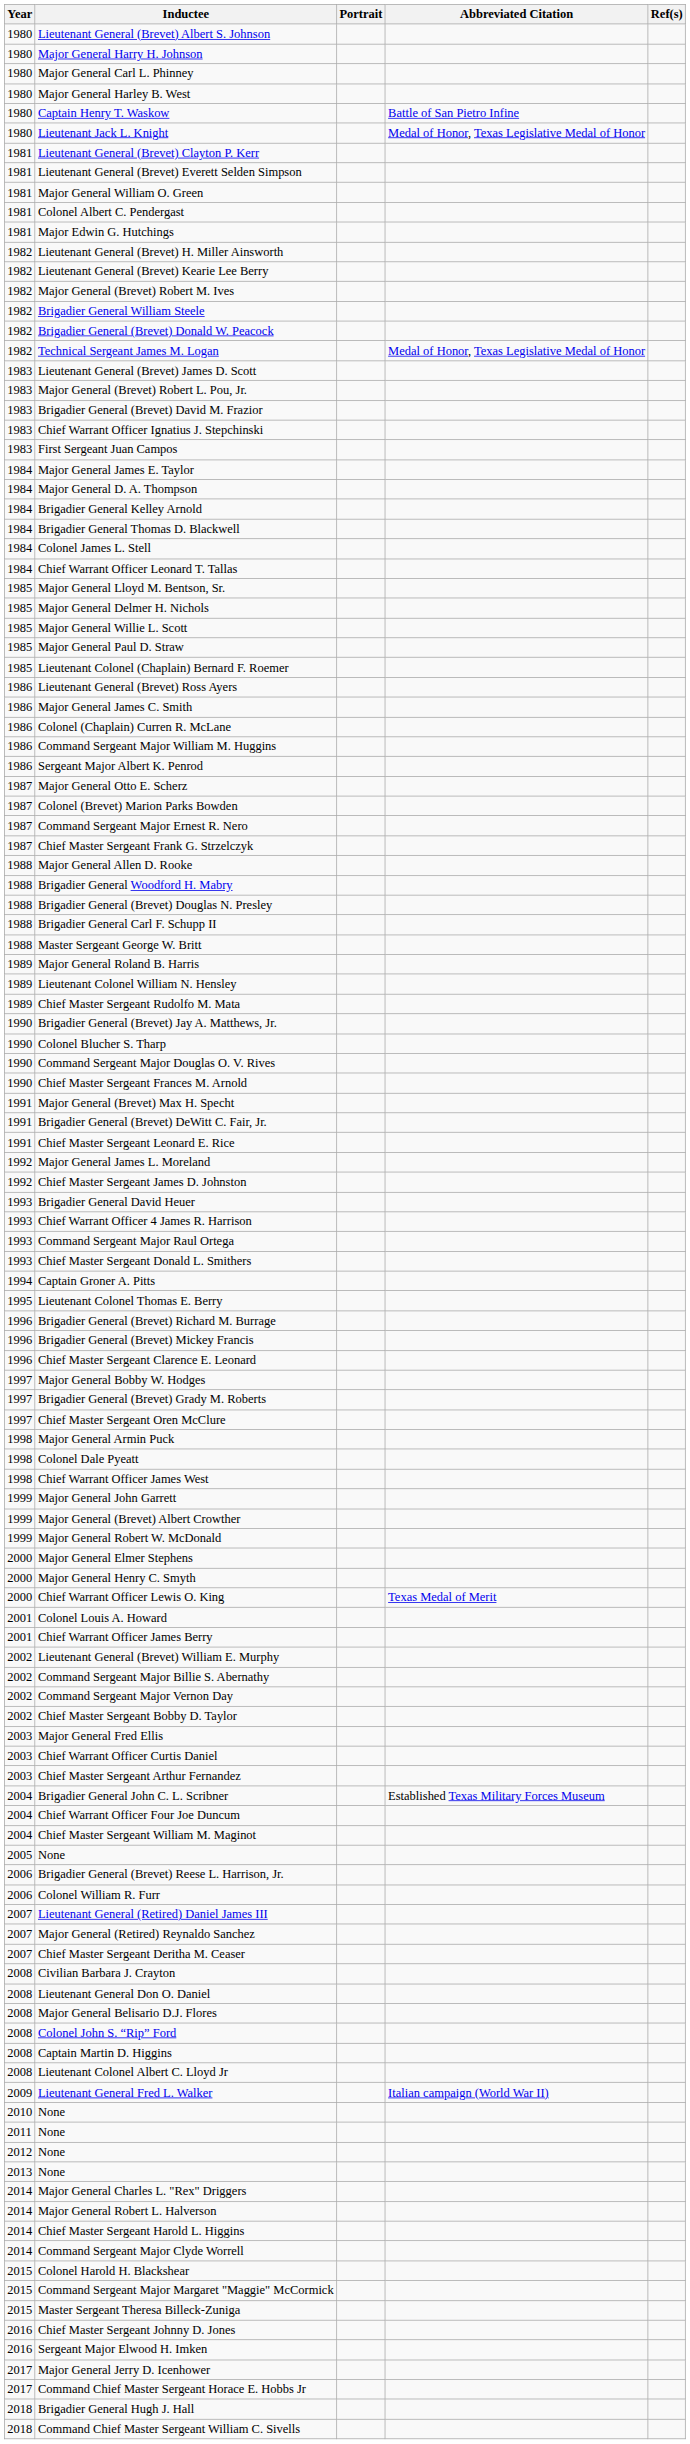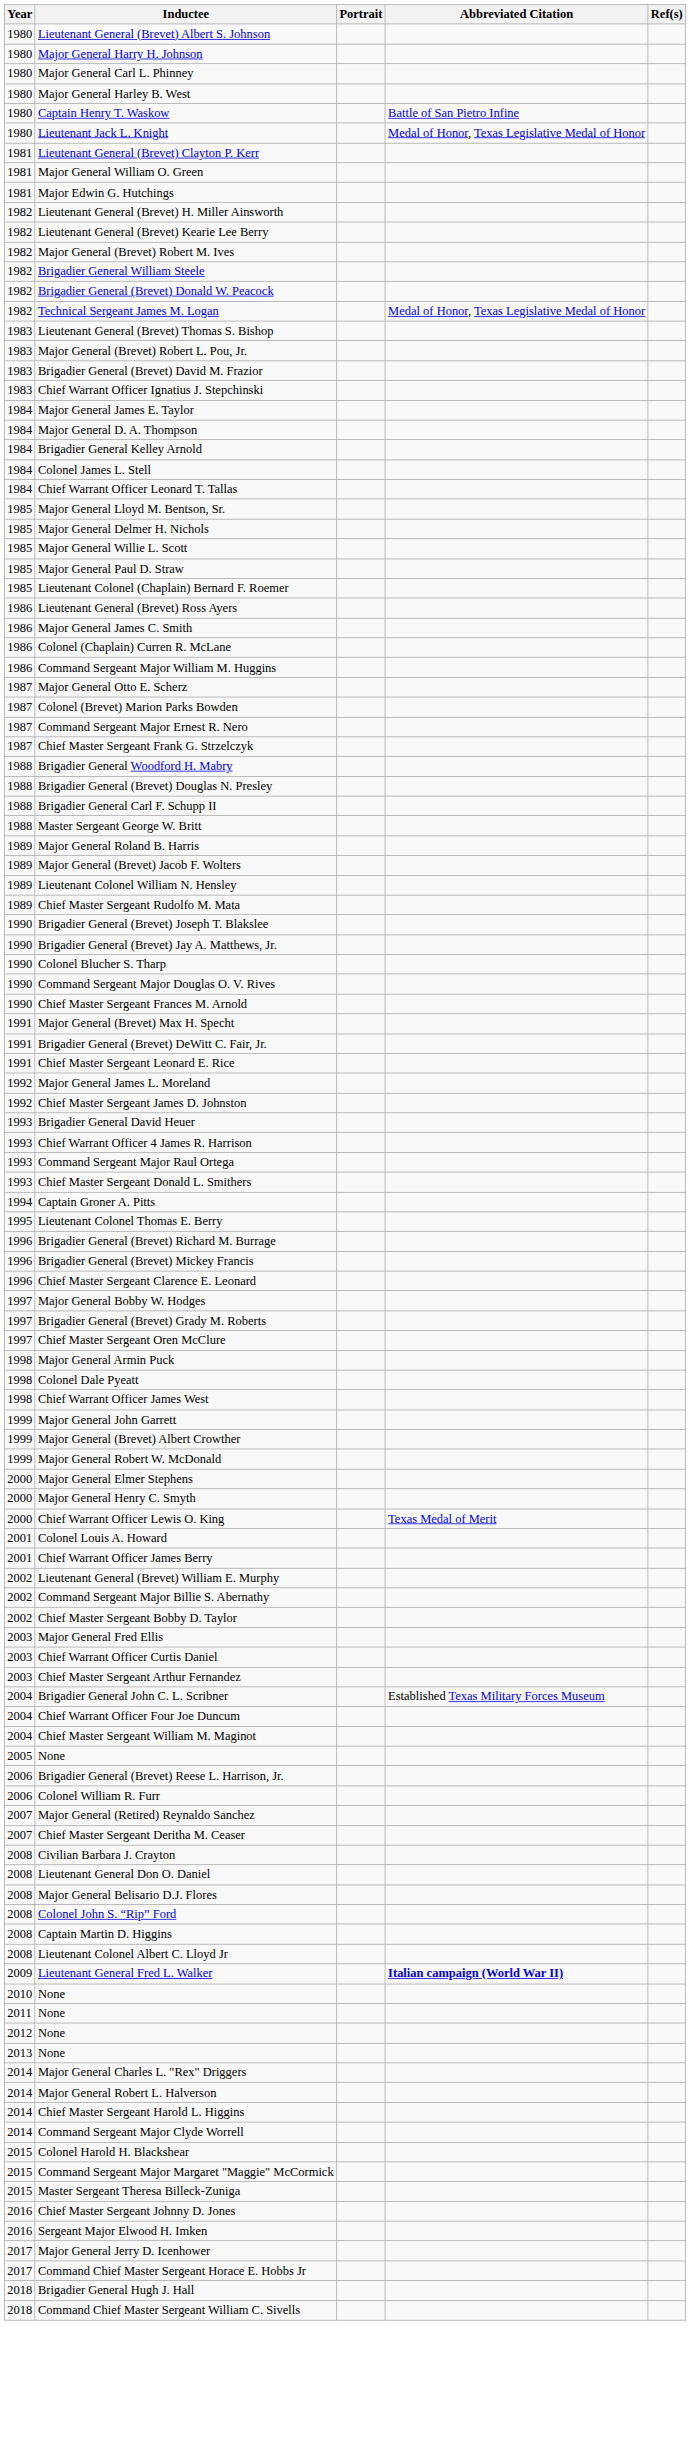- row: (20, 172)
- row: (20, 212)
+ row: (20, 331)
- row: (20, 370)
- row: (20, 449)
- row: (20, 529)
- row: (20, 766)
- row: (20, 865)
+ row: (20, 865)
+ row: (20, 924)
- row: (20, 1696)
- row: (20, 1914)
(468, 2092) normal -> (476, 1973) bold
